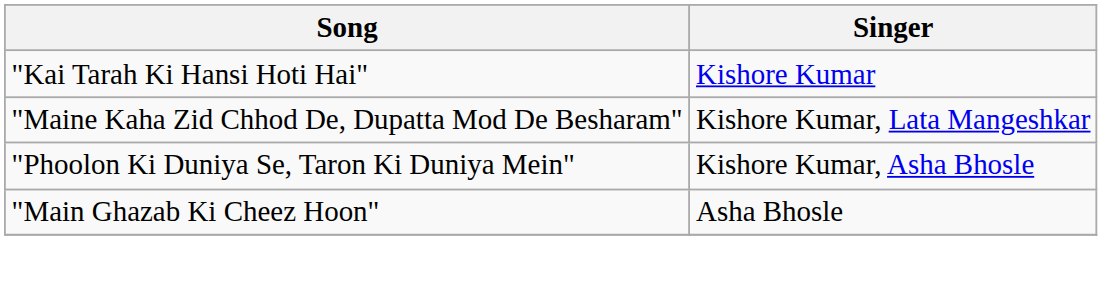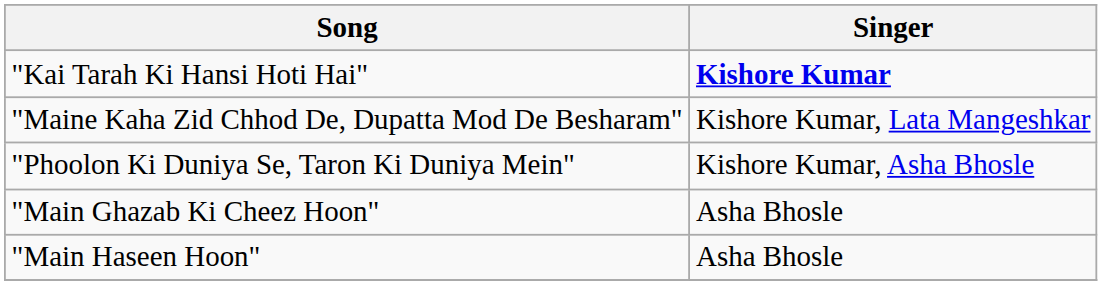(786, 73) normal -> (793, 73) bold
+ row: (136, 257)
